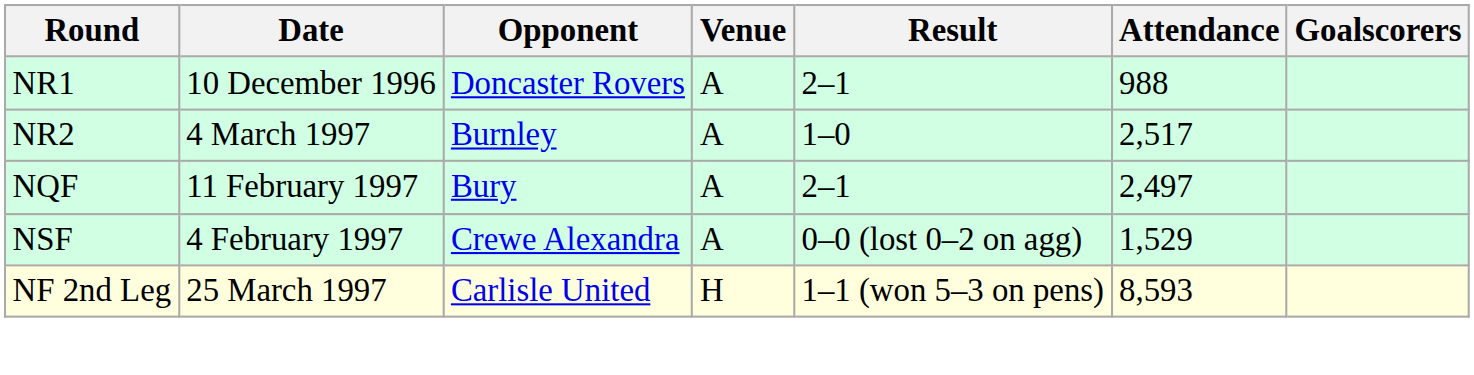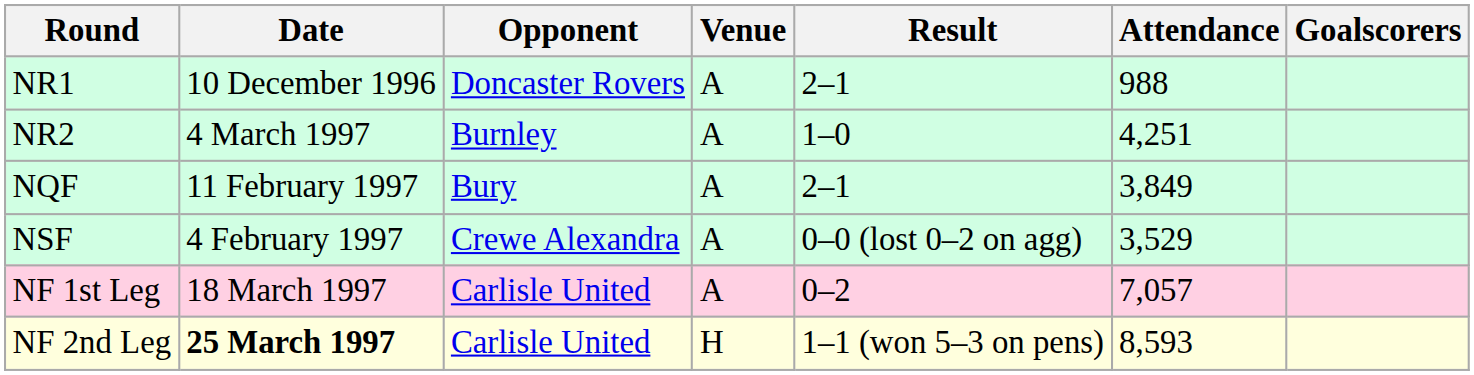(1156, 134) 2,517 -> (1156, 134) 4,251
(1156, 186) 2,497 -> (1156, 186) 3,849
(1156, 238) 1,529 -> (1156, 238) 3,529
+ row: (86, 290)
(286, 290) normal -> (291, 342) bold
